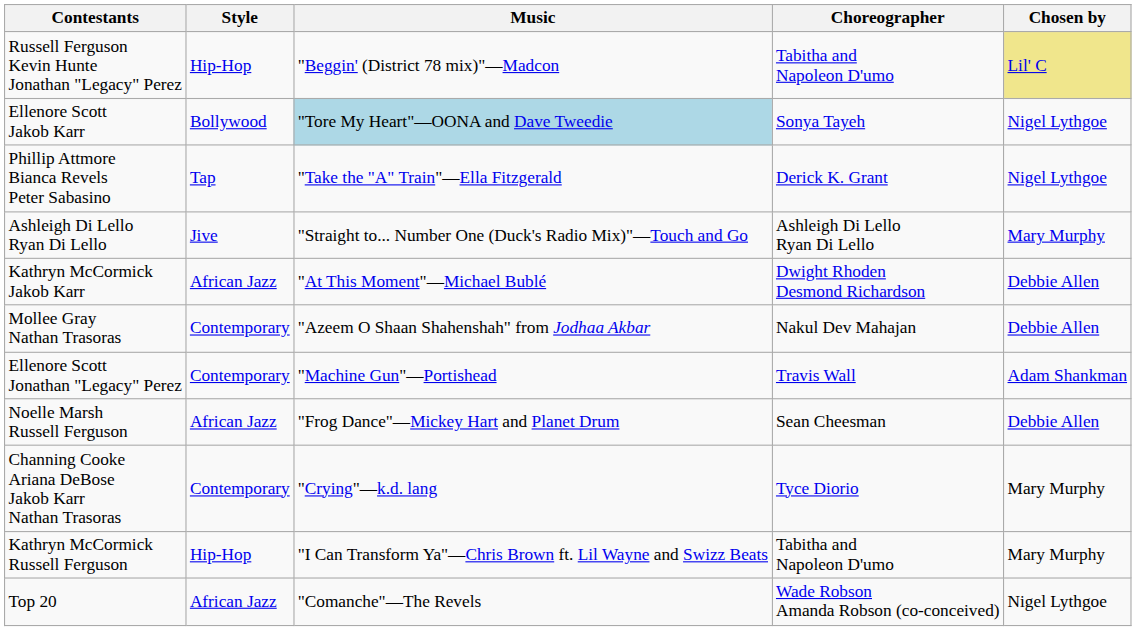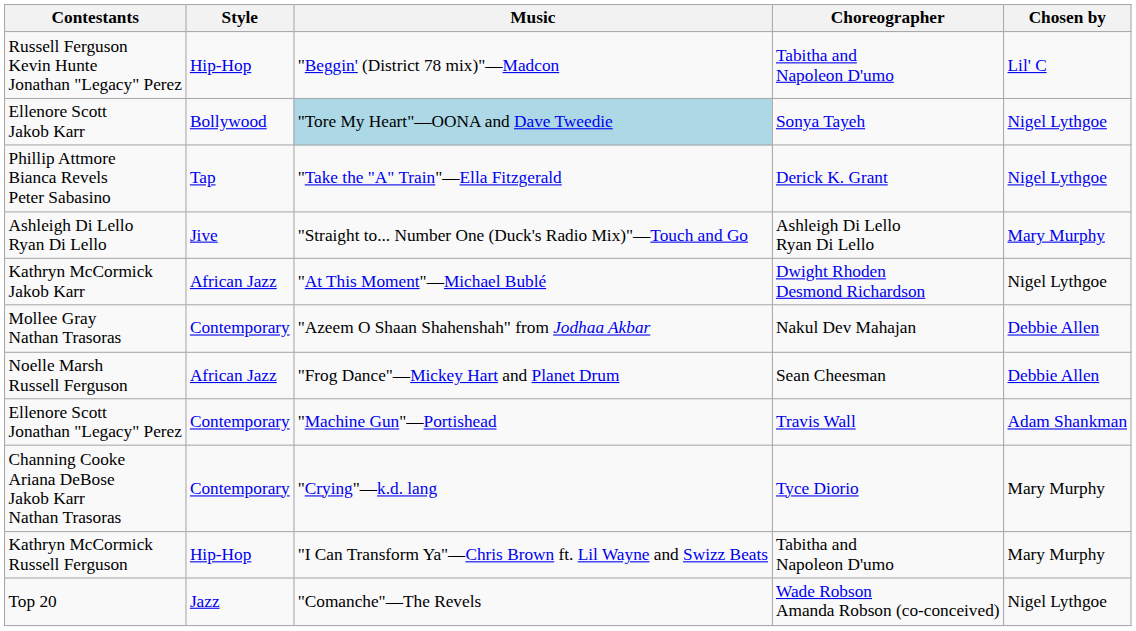(1027, 65) khaki background -> (1027, 65) no background
(1053, 281) Debbie Allen -> (1057, 281) Nigel Lythgoe
rows swapped: (95, 375) <-> (68, 422)
(233, 601) African Jazz -> (205, 601) Jazz
